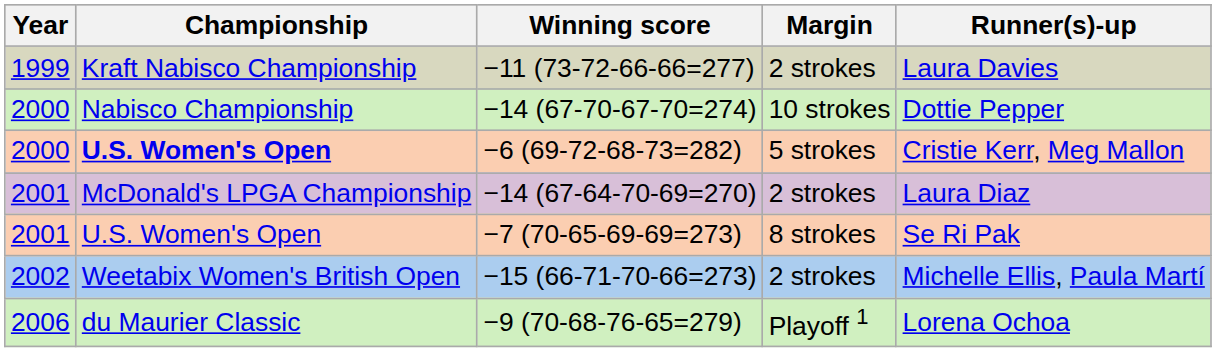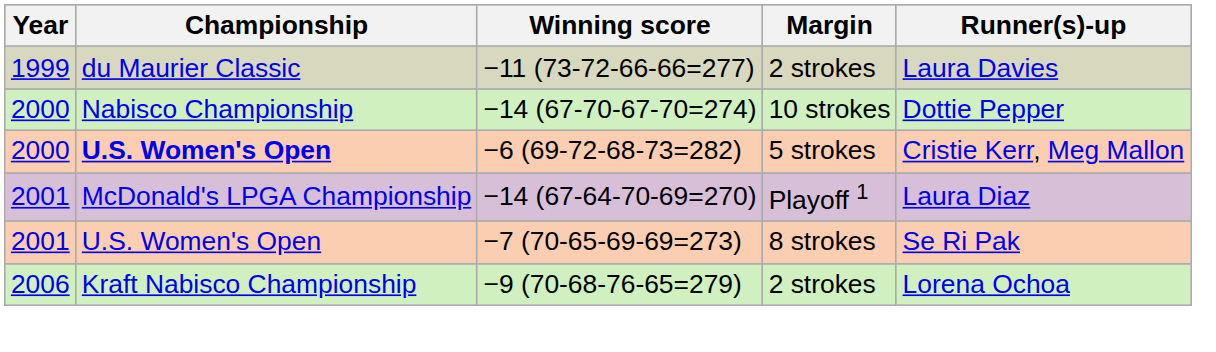(249, 67) Kraft Nabisco Championship -> (191, 67) du Maurier Classic
(822, 192) 2 strokes -> (819, 196) Playoff 1
- row: (620, 276)
(191, 322) du Maurier Classic -> (249, 283) Kraft Nabisco Championship
(819, 322) Playoff 1 -> (822, 283) 2 strokes
